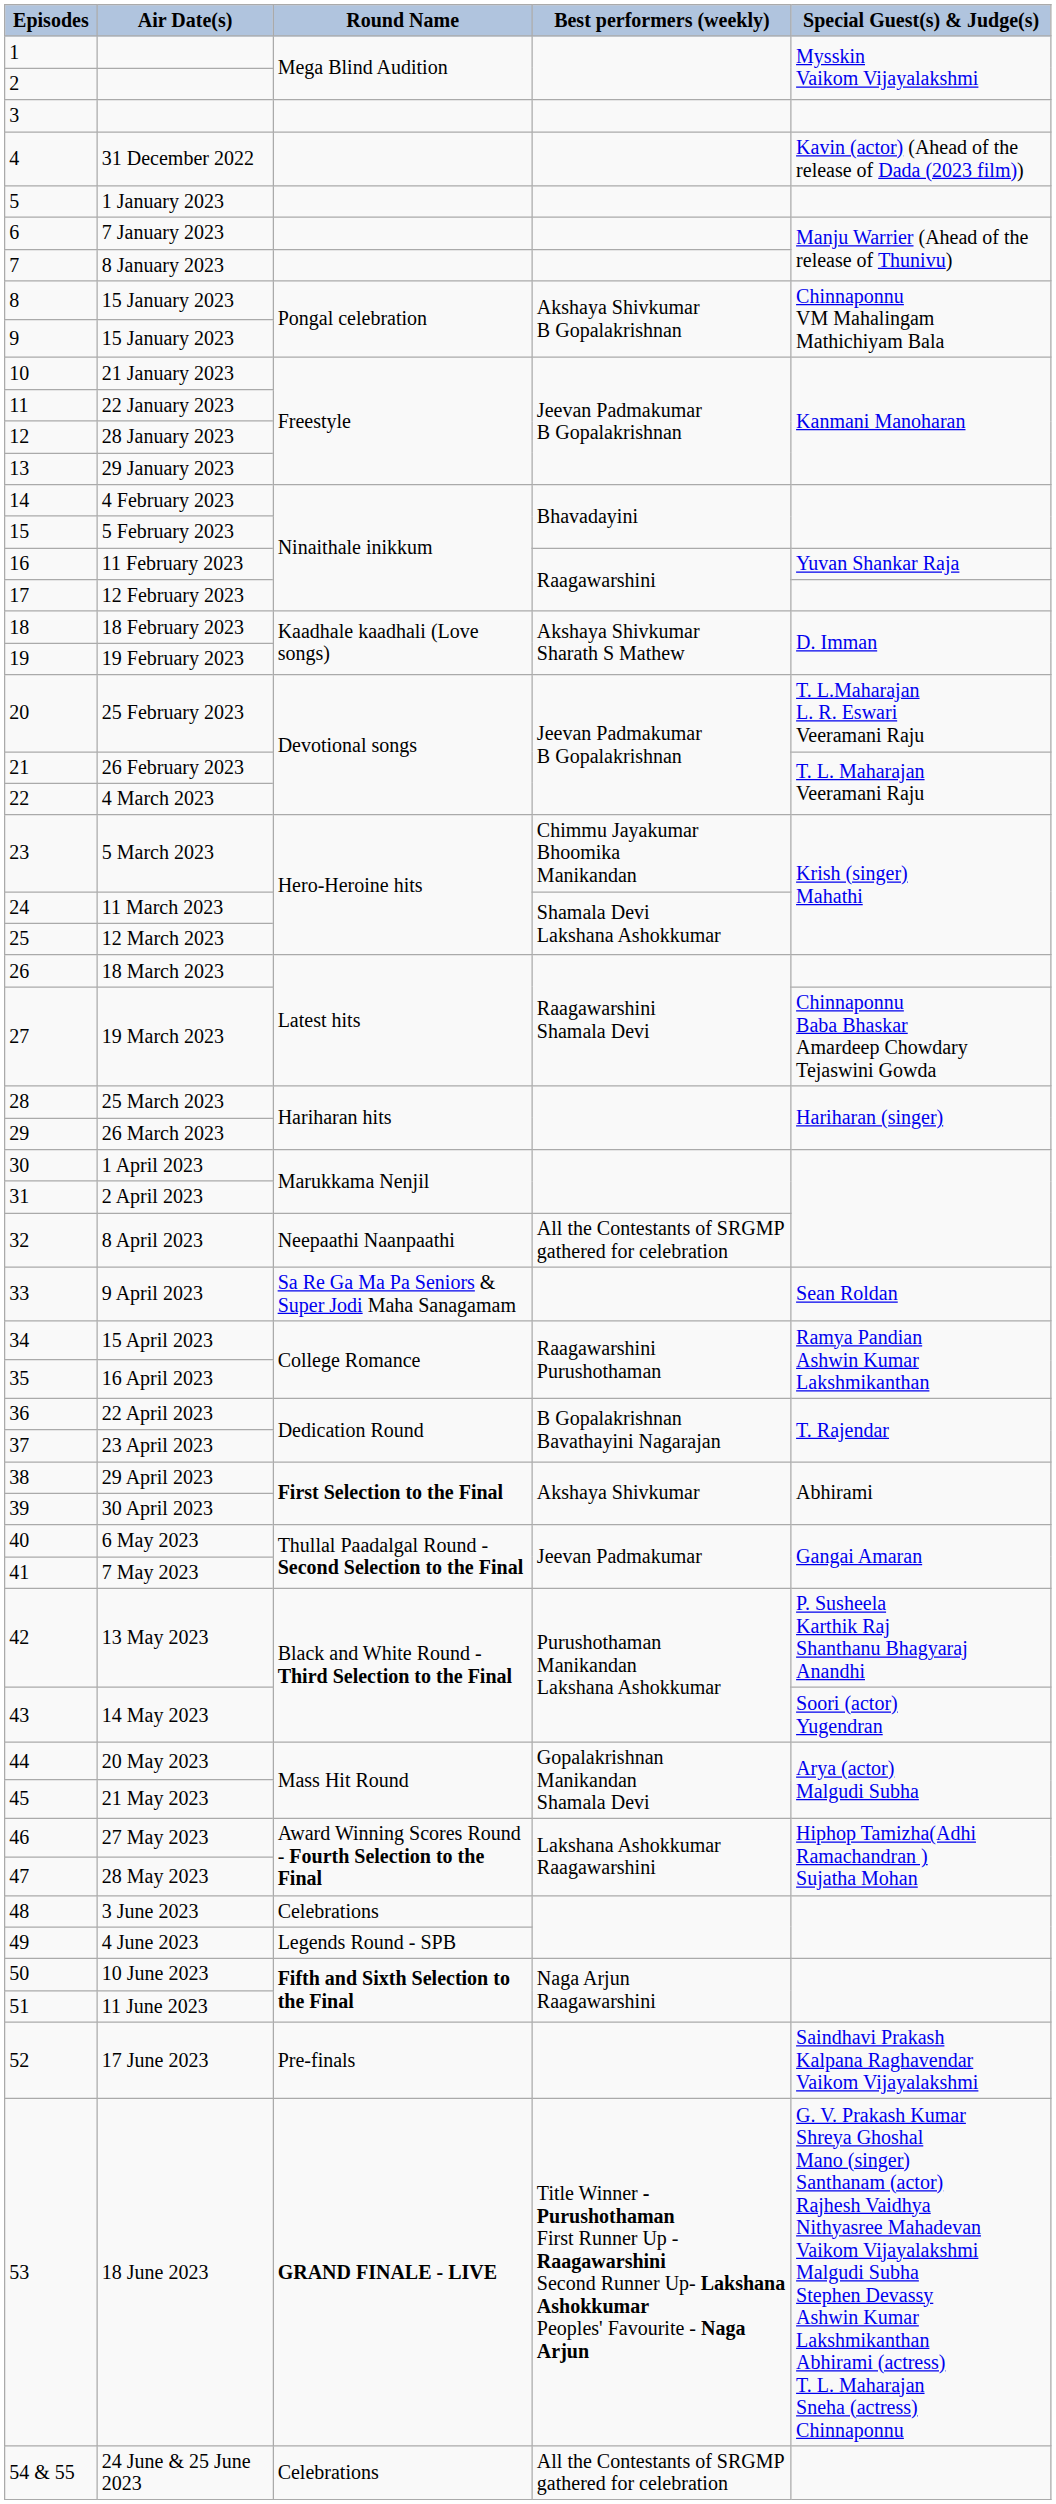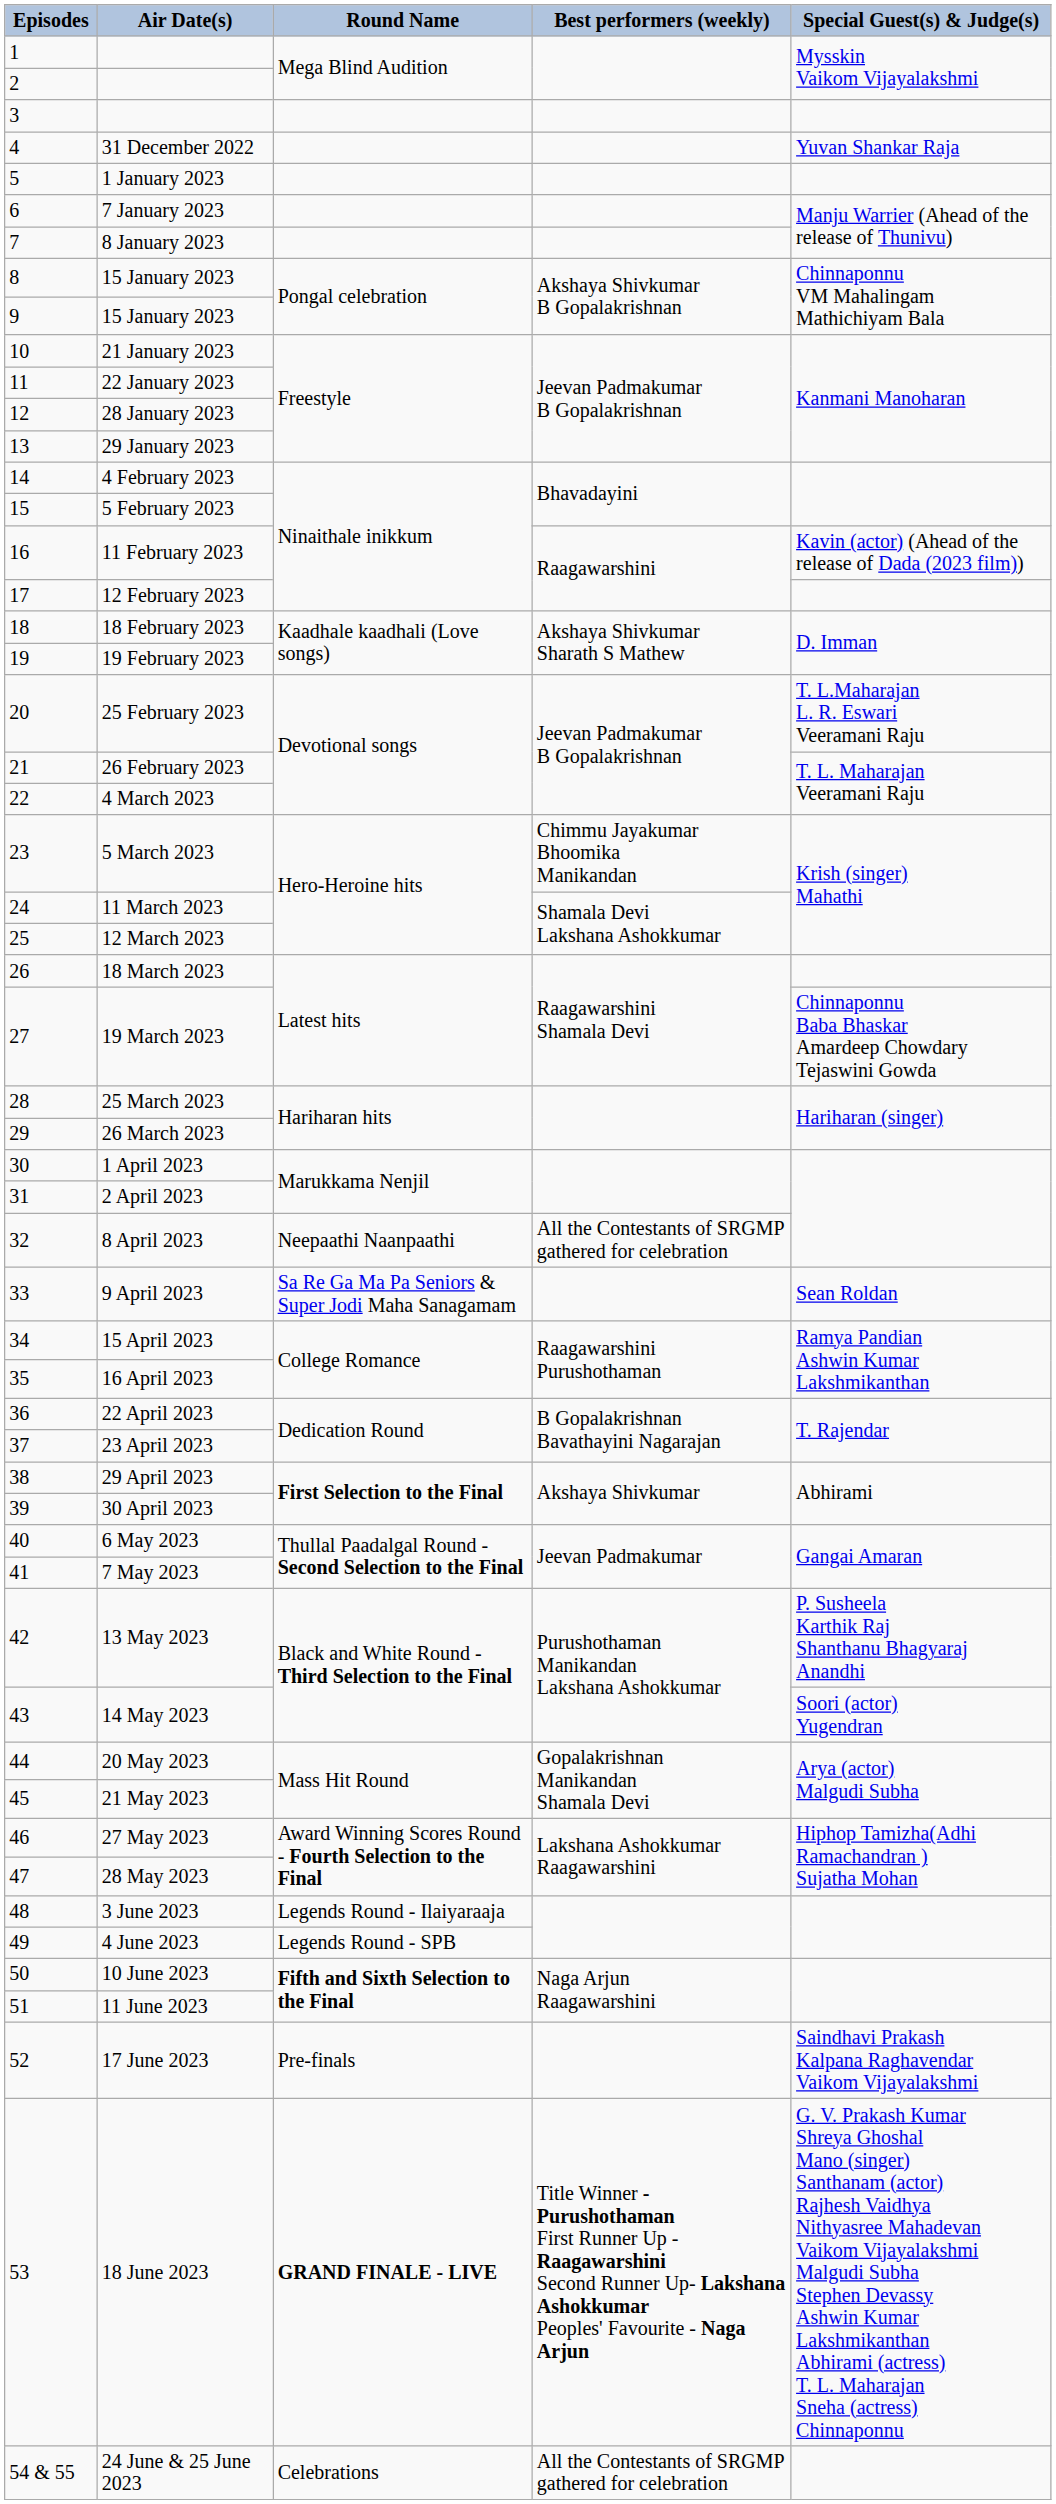(910, 158) Kavin (actor) (Ahead of the release of Dada (2023 film)) -> (878, 147) Yuvan Shankar Raja
(878, 563) Yuvan Shankar Raja -> (910, 552) Kavin (actor) (Ahead of the release of Dada (2023 film))
(328, 1910) Celebrations -> (391, 1910) Legends Round - Ilaiyaraaja
